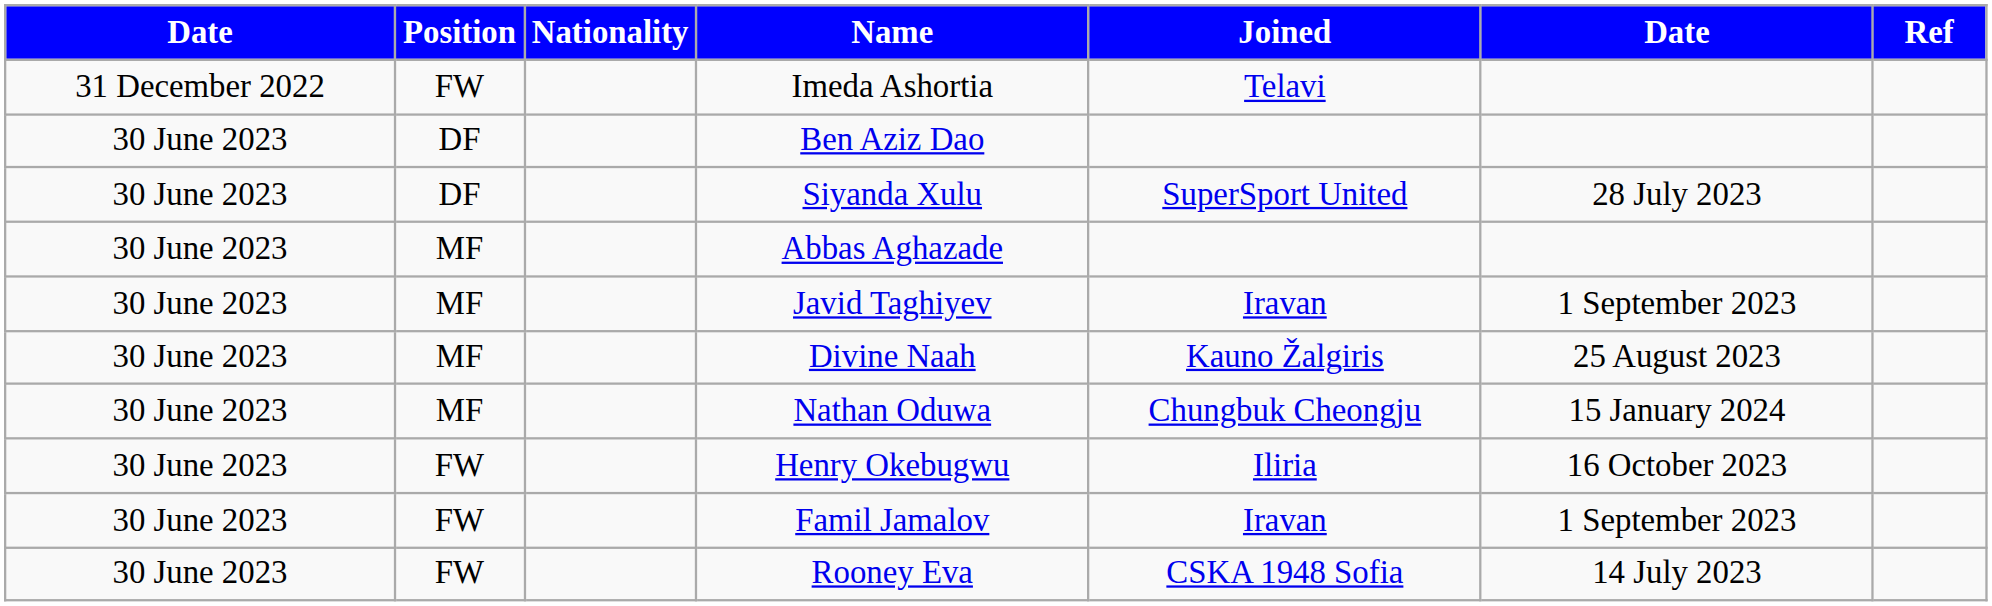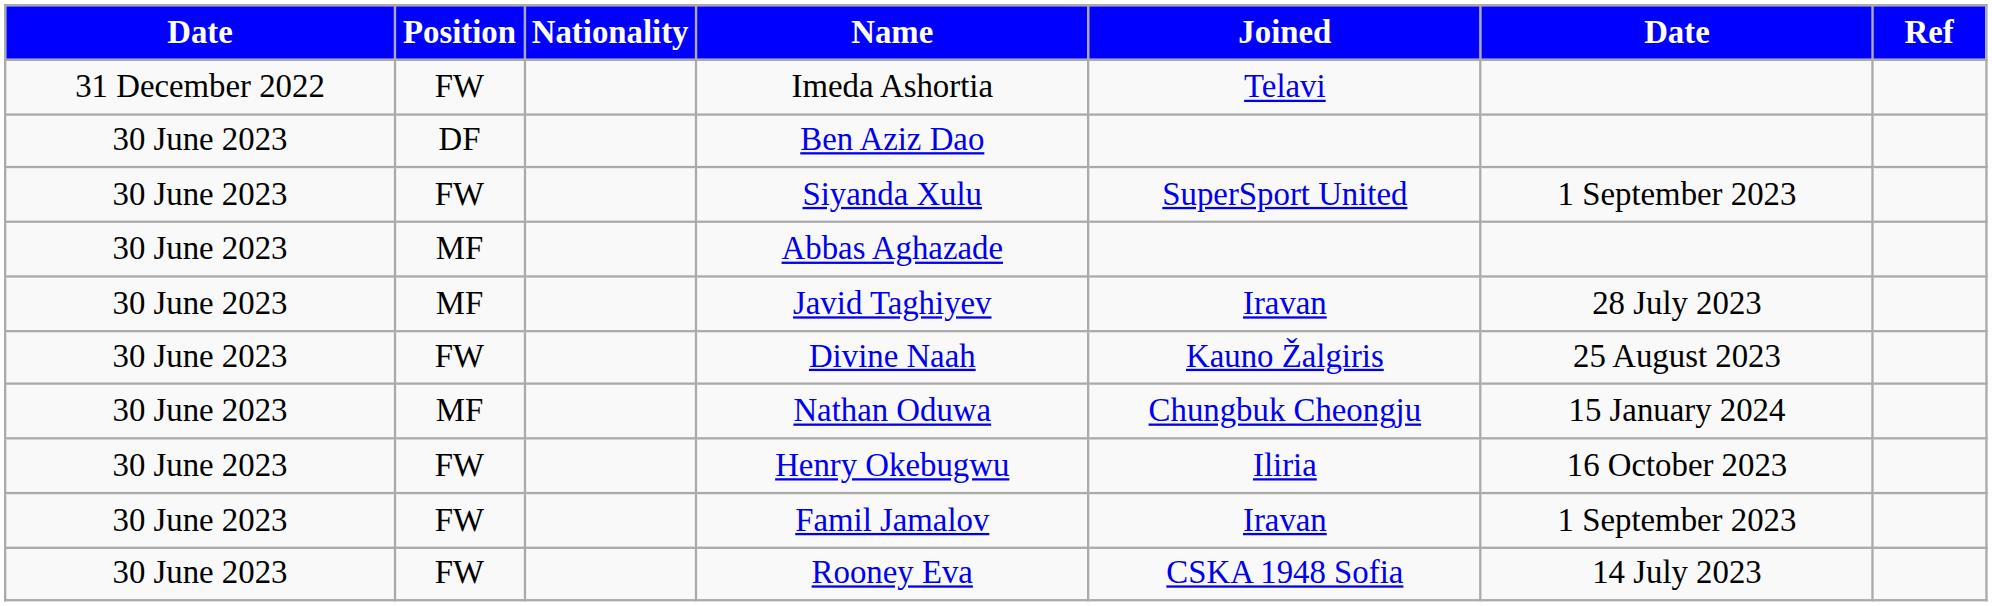(459, 194) DF -> (459, 194) FW
(1677, 194) 28 July 2023 -> (1677, 194) 1 September 2023
(1677, 302) 1 September 2023 -> (1677, 302) 28 July 2023
(459, 356) MF -> (459, 356) FW
